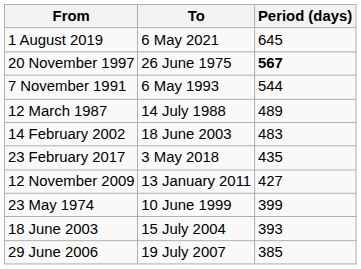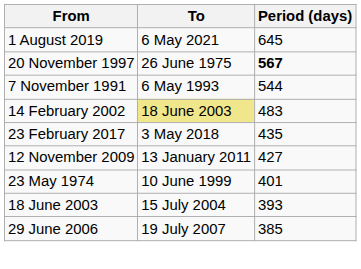- row: (58, 110)
(186, 134) no background -> (186, 110) khaki background
(270, 205) 399 -> (270, 181) 401
